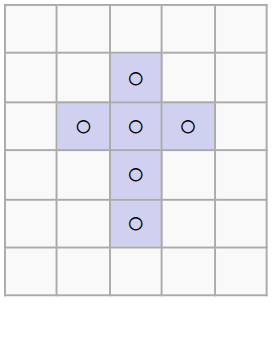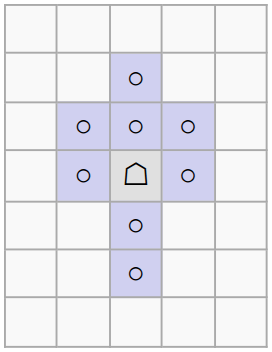+ row: (83, 175)
